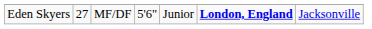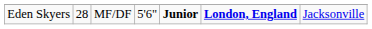(82, 14) 27 -> (82, 14) 28
(178, 14) normal -> (180, 14) bold
